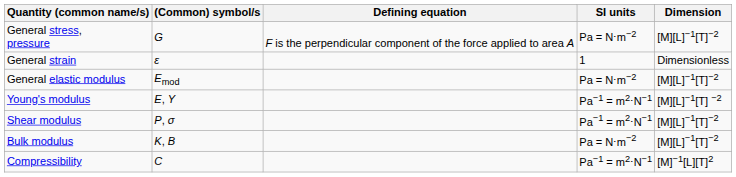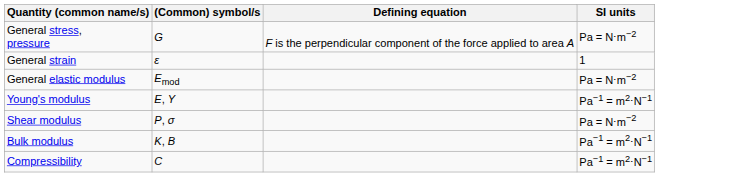- column: (693, 13)
(616, 120) Pa−1 = m2⋅N−1 -> (608, 120) Pa = N⋅m−2
(608, 141) Pa = N⋅m−2 -> (616, 141) Pa−1 = m2⋅N−1
